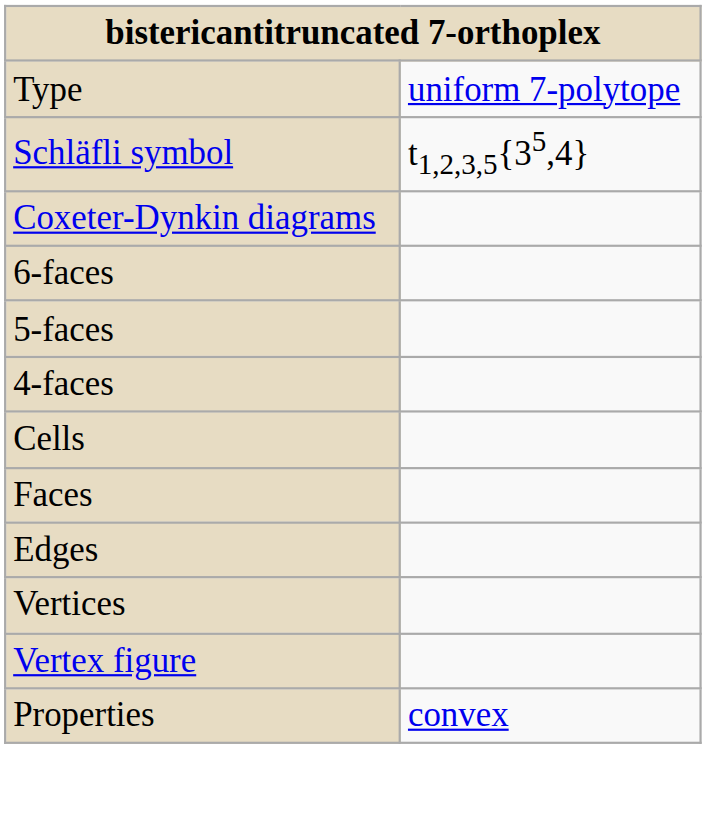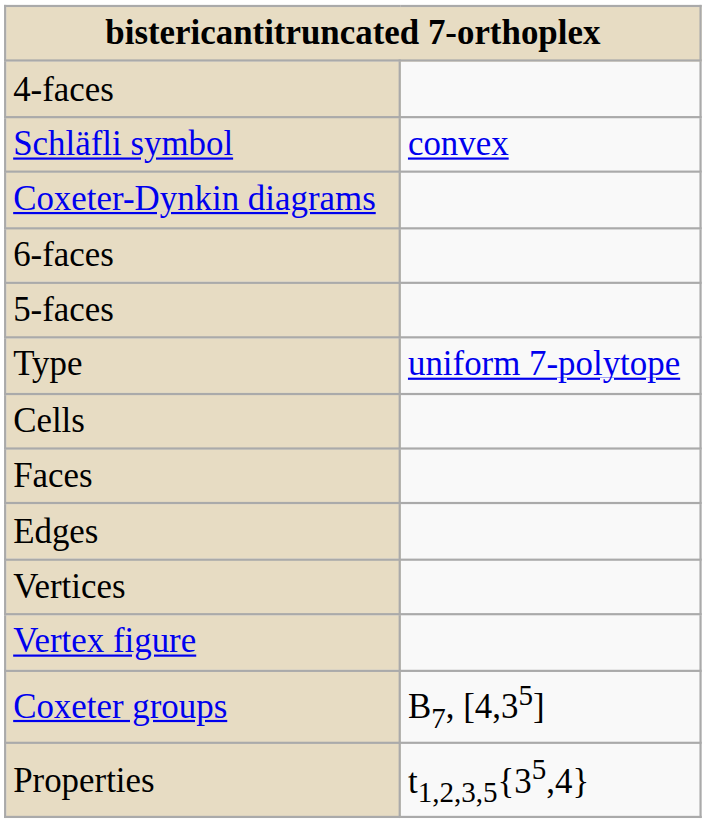rows swapped: (48, 88) <-> (64, 383)
(499, 152) t1,2,3,5{35,4} -> (458, 143) convex
+ row: (120, 706)
(458, 715) convex -> (499, 780) t1,2,3,5{35,4}
